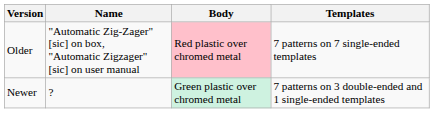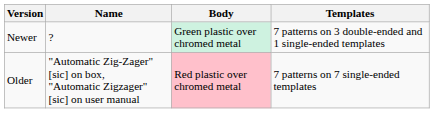rows swapped: (20, 50) <-> (22, 93)
